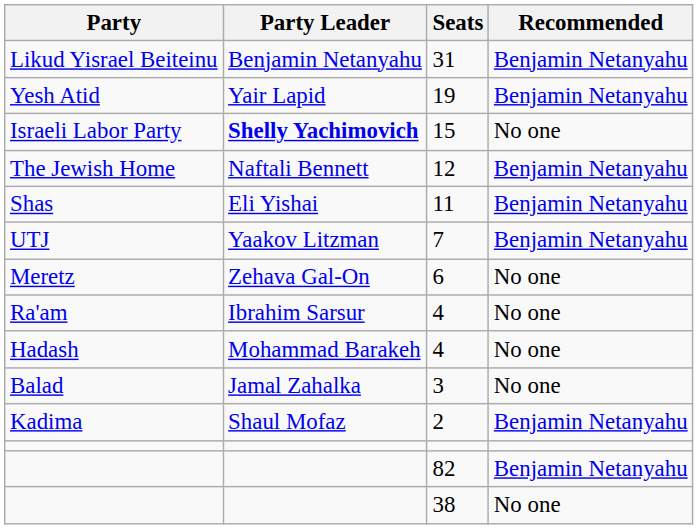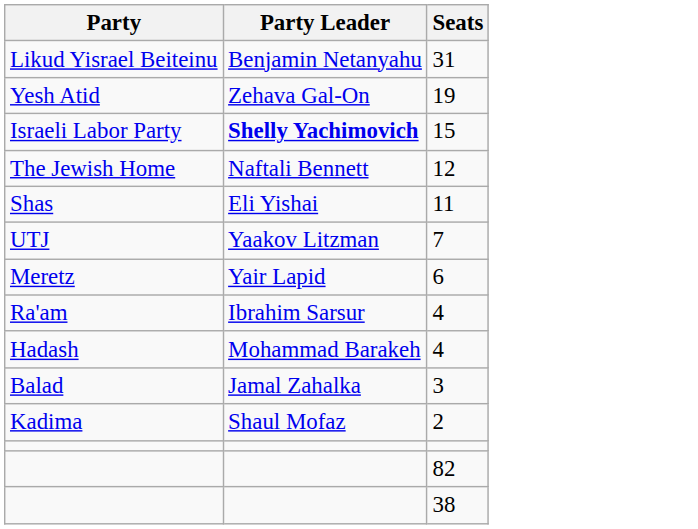- column: (591, 22)
(277, 95) Yair Lapid -> (299, 95) Zehava Gal-On
(299, 276) Zehava Gal-On -> (277, 276) Yair Lapid
